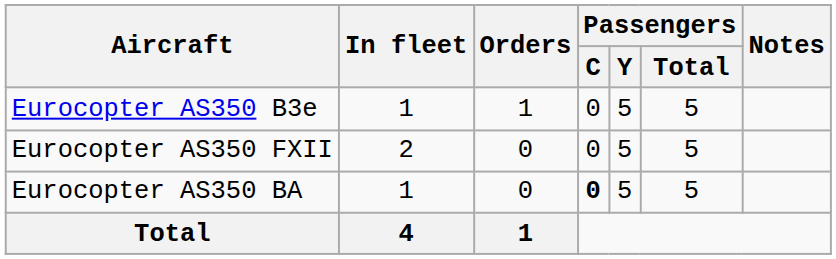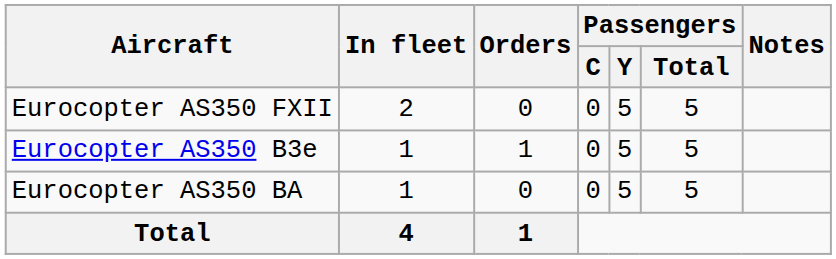rows swapped: (165, 109) <-> (172, 150)
(593, 192) bold -> (593, 192) normal
